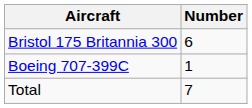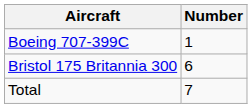rows swapped: (68, 66) <-> (93, 41)
